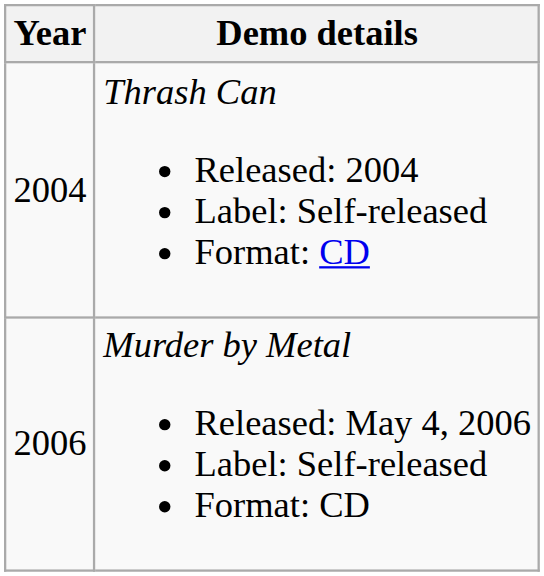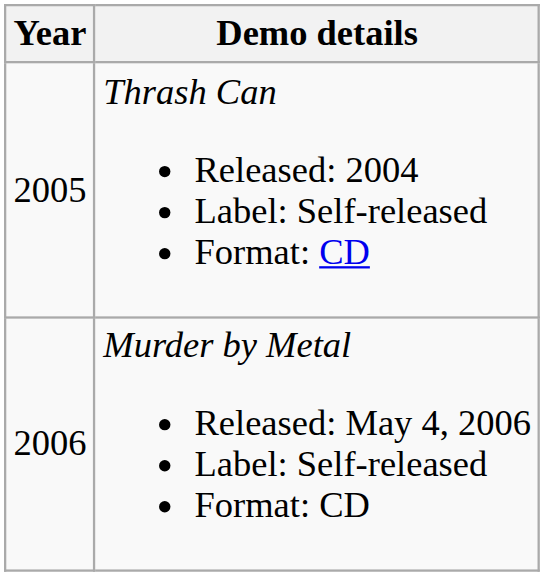(50, 189) 2004 -> (50, 189) 2005
